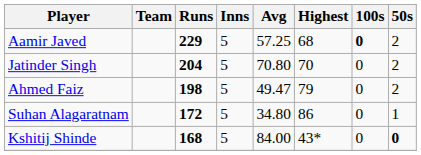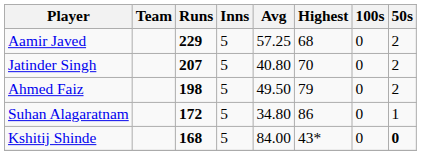(359, 41) bold -> (359, 41) normal
(191, 65) 204 -> (191, 65) 207
(274, 65) 70.80 -> (274, 65) 40.80
(274, 89) 49.47 -> (274, 89) 49.50
